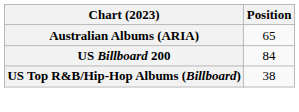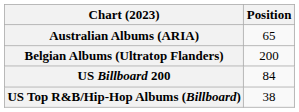+ row: (124, 55)
